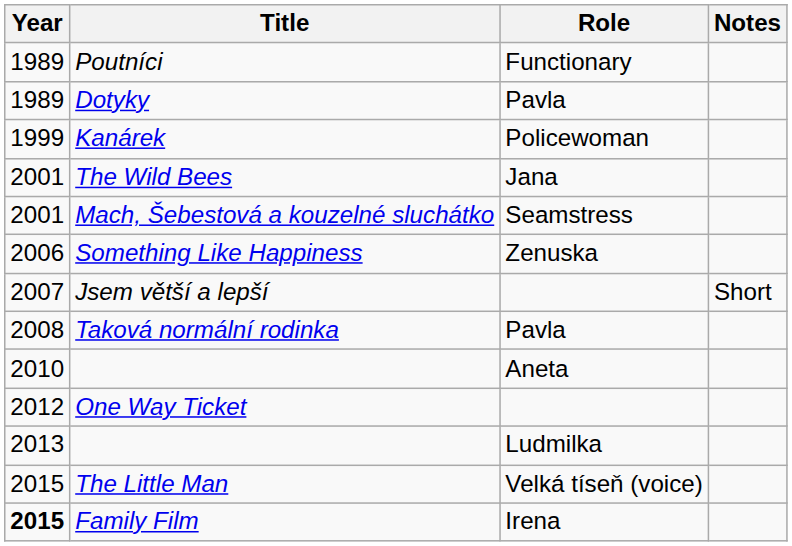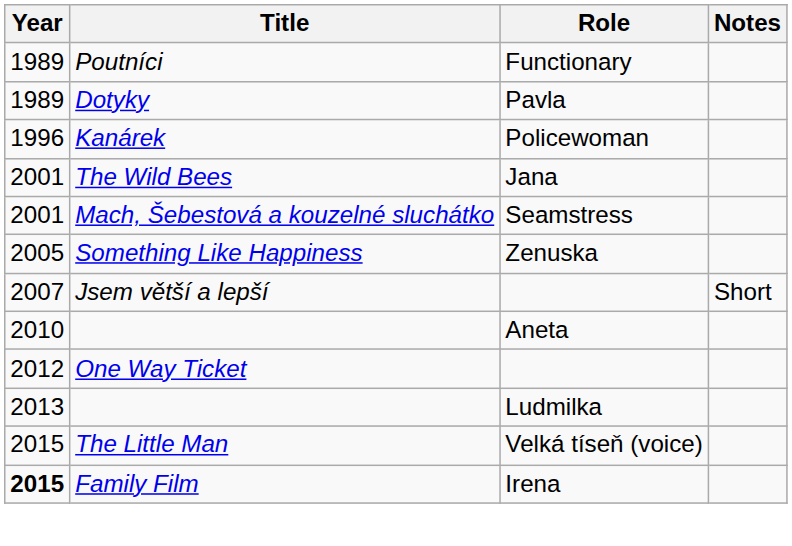(37, 138) 1999 -> (37, 138) 1996
(37, 253) 2006 -> (37, 253) 2005
- row: (207, 330)
